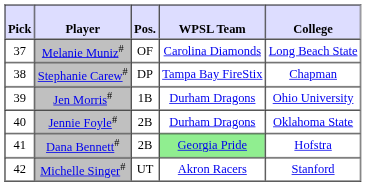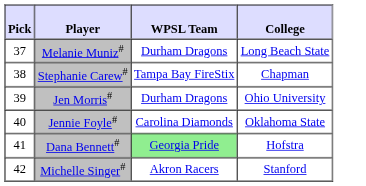- column: (145, 29)
(212, 51) Carolina Diamonds -> (184, 51) Durham Dragons
(212, 121) Durham Dragons -> (184, 121) Carolina Diamonds
